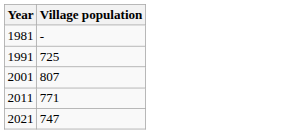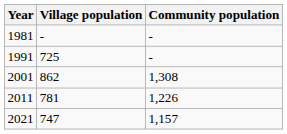+ column: (214, 14)
(50, 77) 807 -> (50, 77) 862
(50, 98) 771 -> (50, 98) 781
